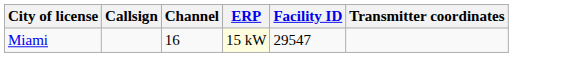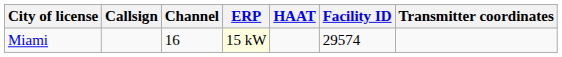+ column: (295, 16)
(292, 40) 29547 -> (341, 40) 29574
